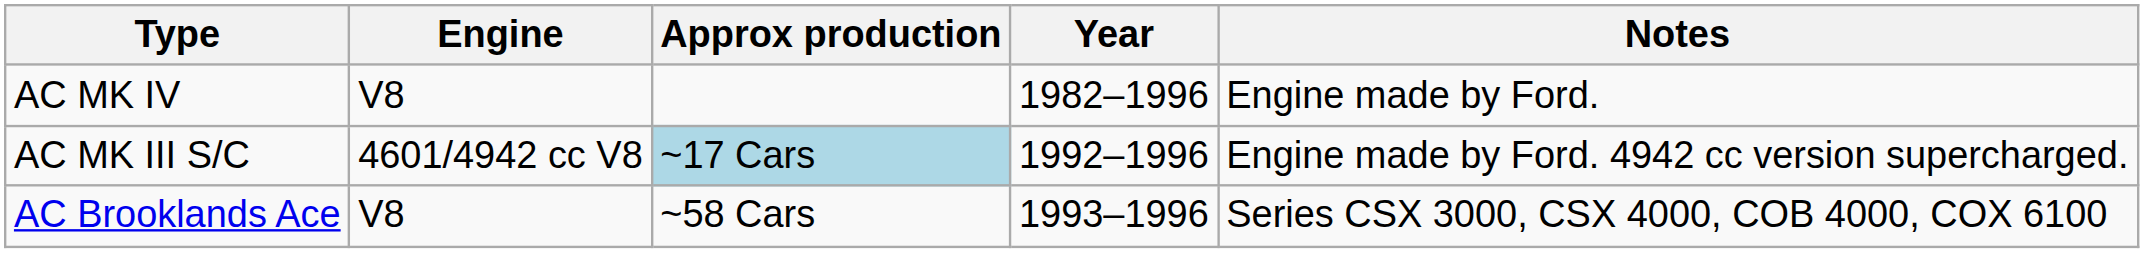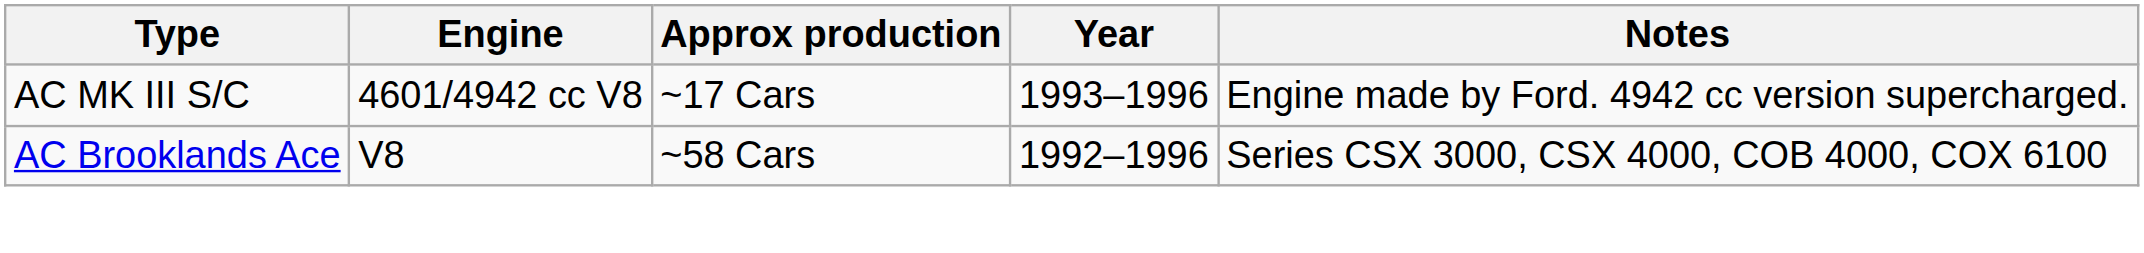- row: (97, 94)
(738, 154) lightblue background -> (738, 94) no background
(1114, 154) 1992–1996 -> (1114, 94) 1993–1996
(1114, 214) 1993–1996 -> (1114, 154) 1992–1996
